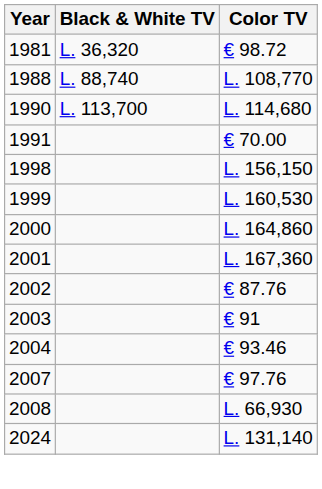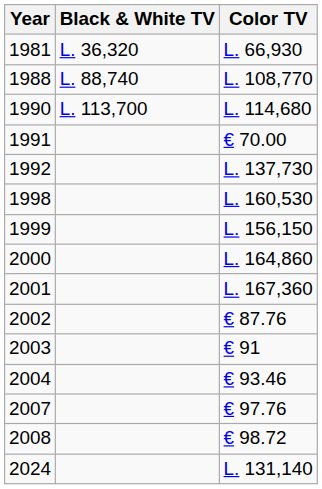(255, 49) € 98.72 -> (263, 49) L. 66,930
+ row: (30, 169)
(268, 169) L. 156,150 -> (268, 199) L. 160,530
(268, 199) L. 160,530 -> (268, 229) L. 156,150
(263, 408) L. 66,930 -> (255, 438) € 98.72
